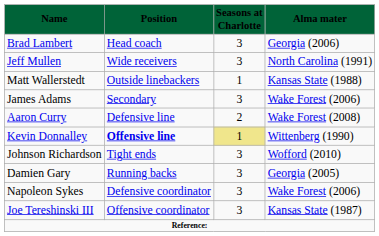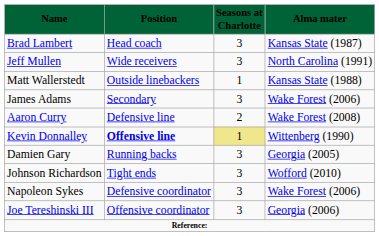(303, 43) Georgia (2006) -> (315, 43) Kansas State (1987)
rows swapped: (39, 173) <-> (54, 154)
(315, 210) Kansas State (1987) -> (303, 210) Georgia (2006)
